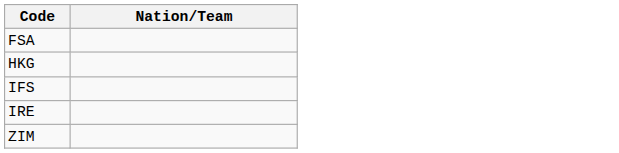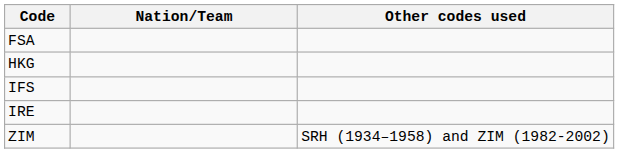+ column: (455, 17)
